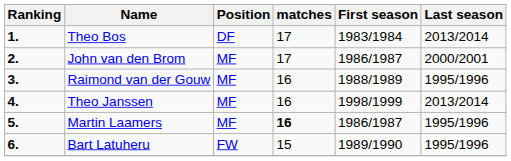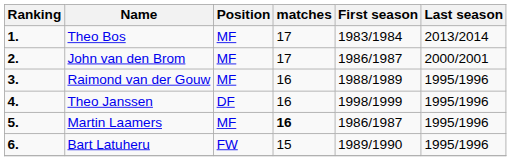(226, 36) DF -> (226, 36) MF
(226, 101) MF -> (226, 101) DF
(457, 101) 2013/2014 -> (457, 101) 1995/1996
